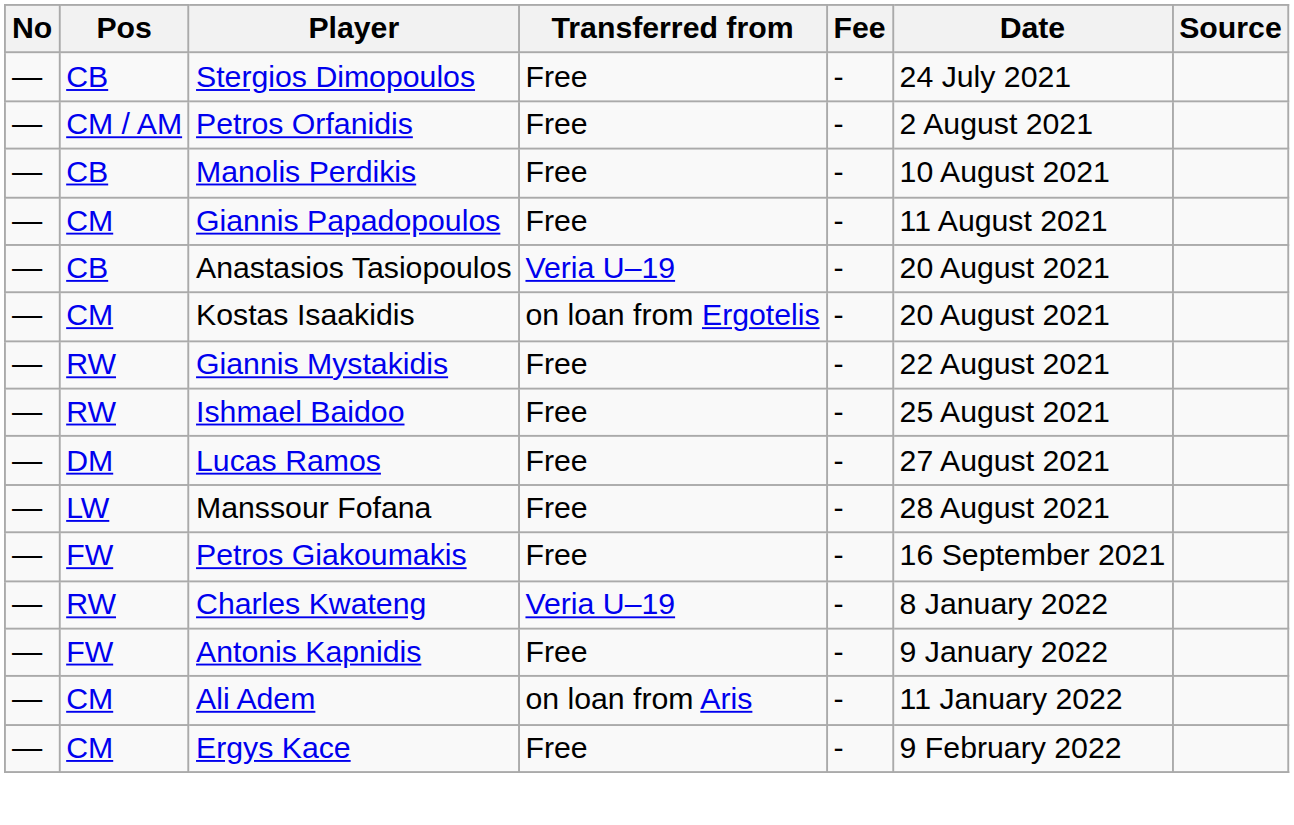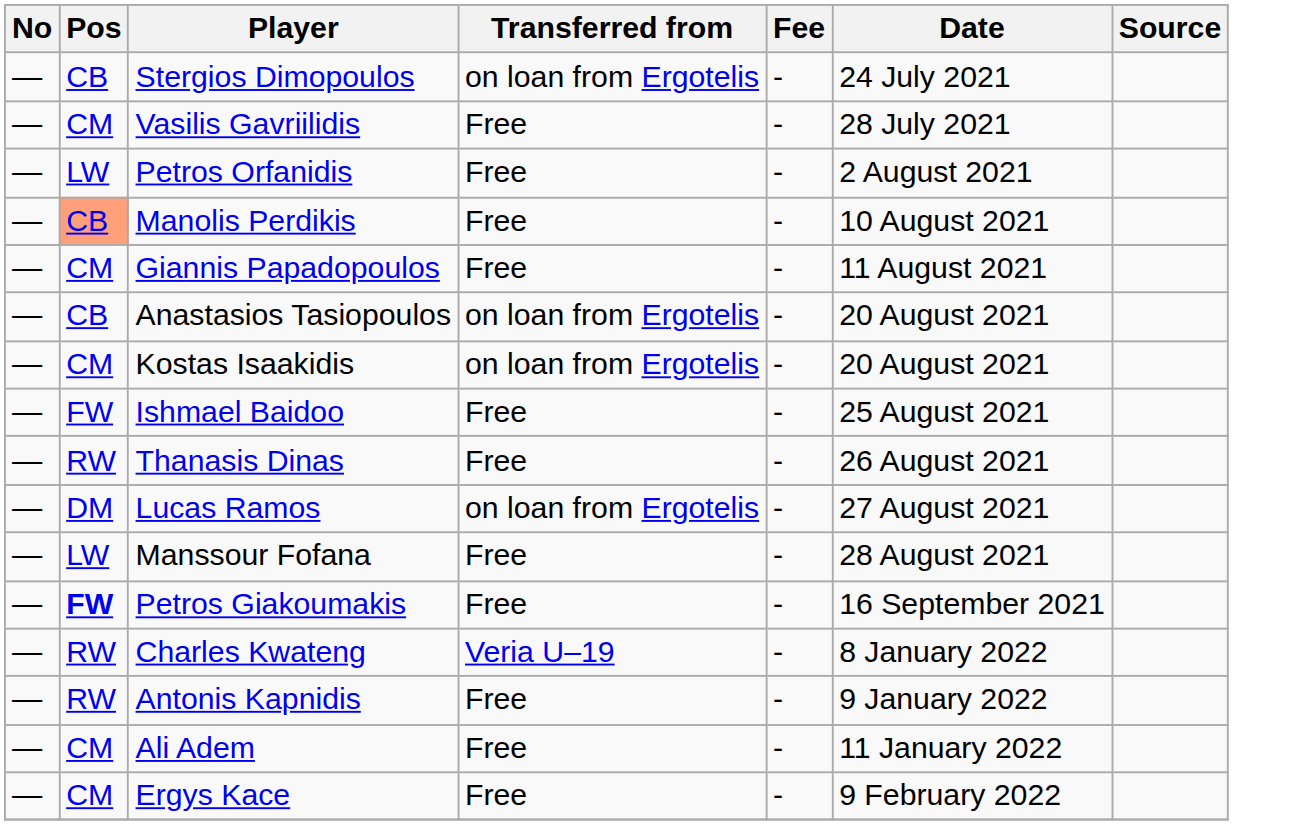(557, 76) Free -> (612, 76) on loan from Ergotelis
+ row: (248, 124)
(124, 124) CM / AM -> (88, 172) LW
(87, 172) no background -> (87, 220) lightsalmon background
(600, 268) Veria U–19 -> (612, 316) on loan from Ergotelis
- row: (322, 364)
(91, 412) RW -> (90, 412) FW
+ row: (240, 460)
(557, 460) Free -> (612, 508) on loan from Ergotelis
(90, 556) normal -> (90, 603) bold
(90, 651) FW -> (91, 699) RW
(639, 699) on loan from Aris -> (496, 747) Free
